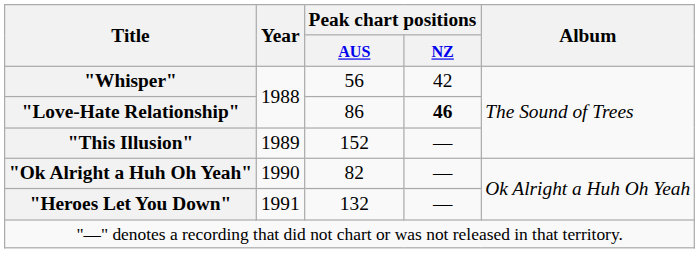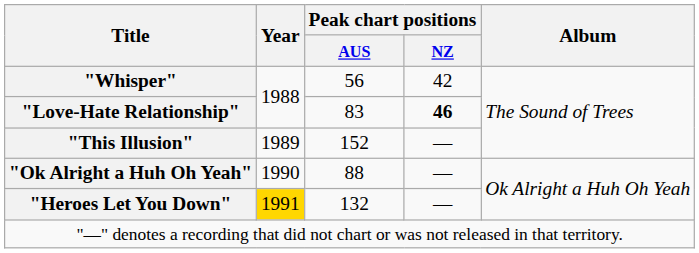(354, 111) 86 -> (354, 111) 83
(354, 173) 82 -> (354, 173) 88
(280, 204) no background -> (280, 204) gold background
